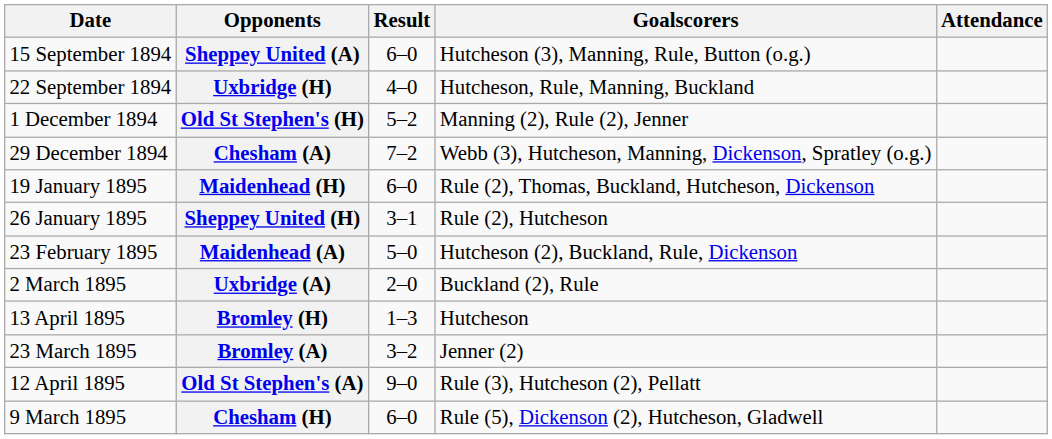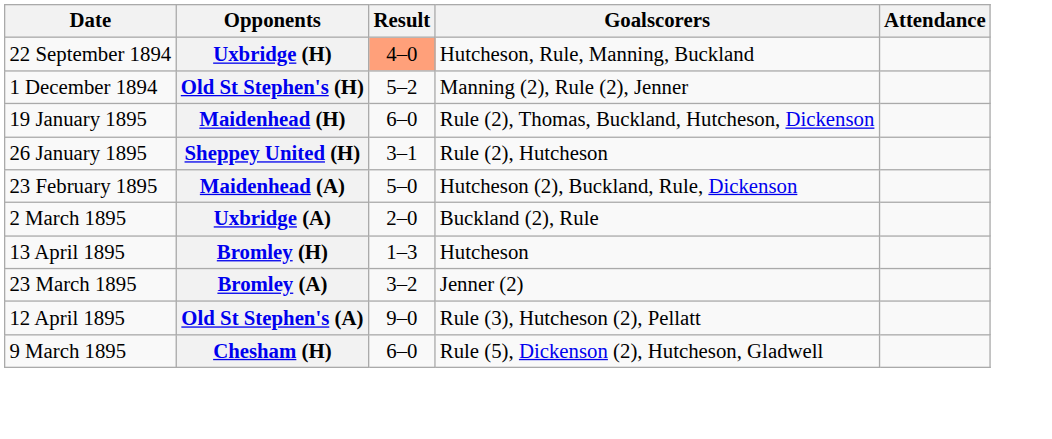- row: (272, 53)
(402, 86) no background -> (402, 53) lightsalmon background
- row: (272, 152)
